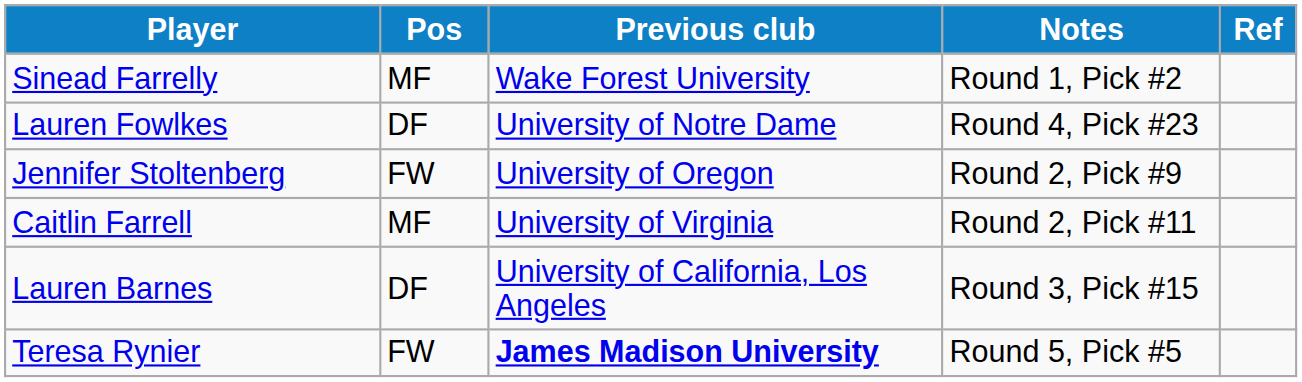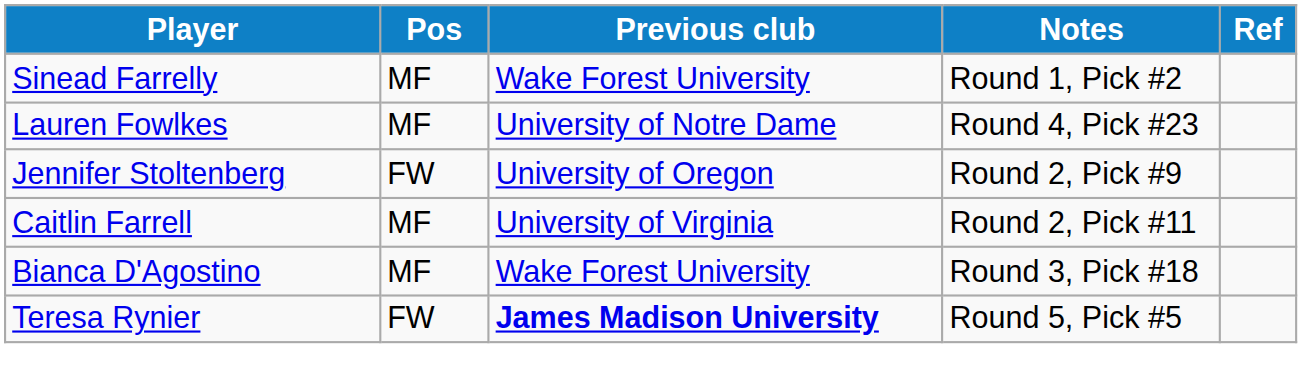(407, 126) DF -> (409, 126) MF
- row: (112, 288)
+ row: (136, 271)
